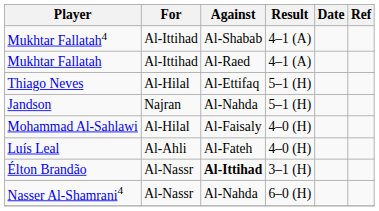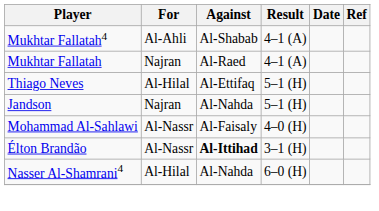(171, 38) Al-Ittihad -> (165, 38) Al-Ahli
(171, 62) Al-Ittihad -> (163, 62) Najran
(167, 126) Al-Hilal -> (169, 126) Al-Nassr
- row: (33, 148)
(169, 193) Al-Nassr -> (167, 171) Al-Hilal
